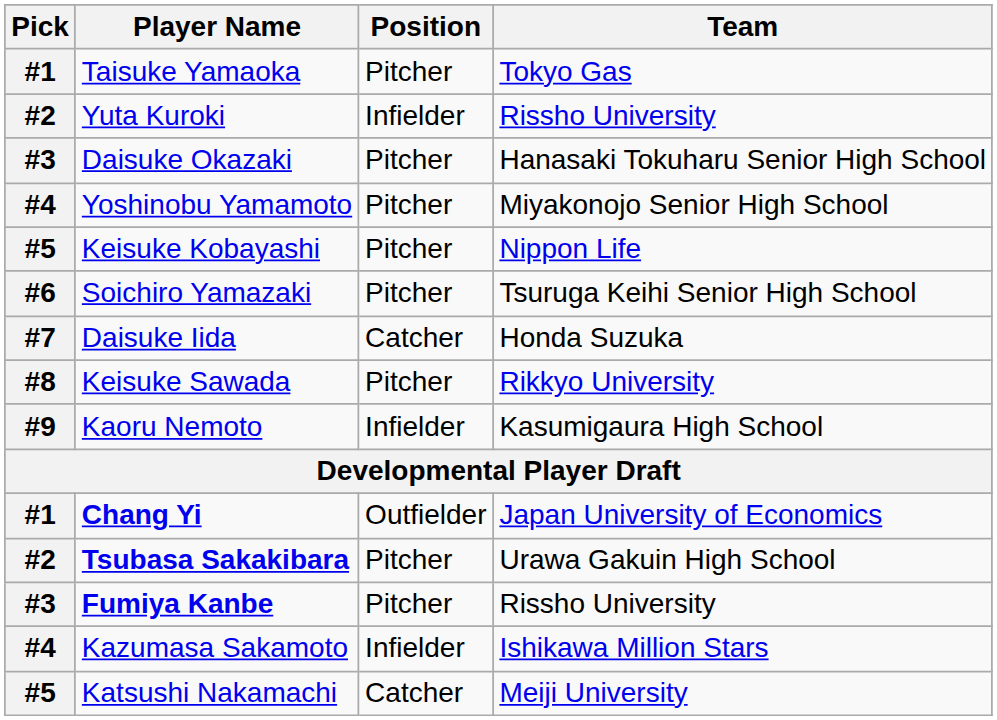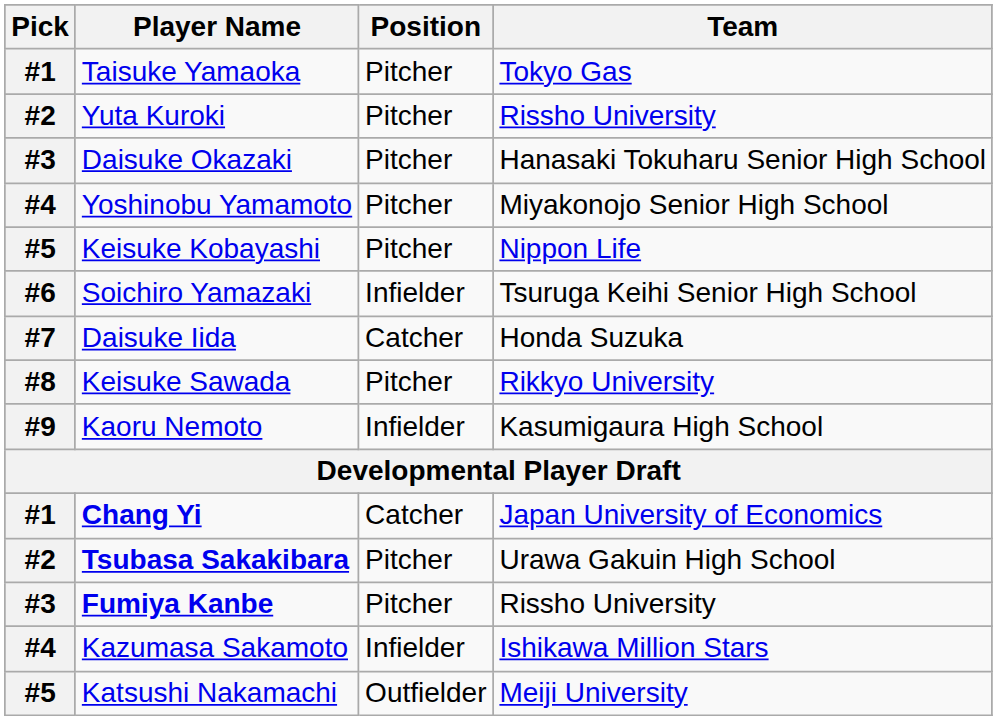(415, 115) Infielder -> (409, 115) Pitcher
(409, 293) Pitcher -> (415, 293) Infielder
(426, 515) Outfielder -> (414, 515) Catcher
(414, 692) Catcher -> (426, 692) Outfielder
